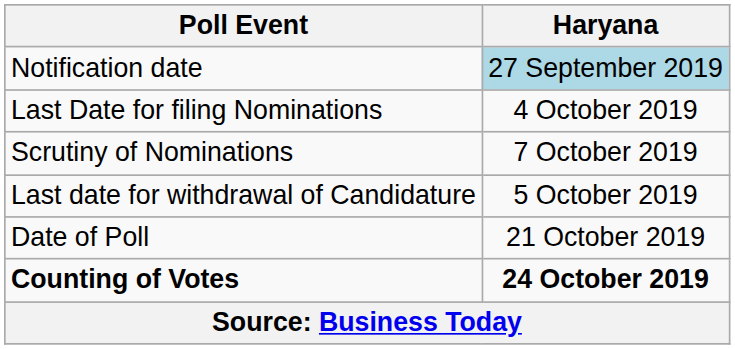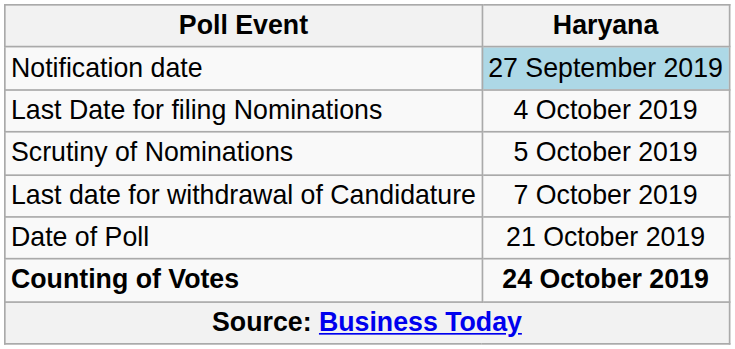(606, 152) 7 October 2019 -> (606, 152) 5 October 2019
(606, 195) 5 October 2019 -> (606, 195) 7 October 2019
